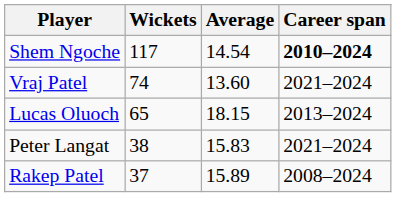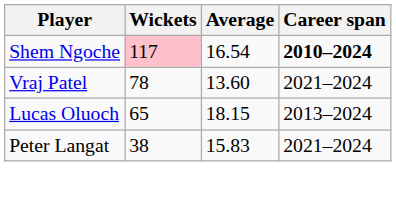(144, 51) no background -> (144, 51) pink background
(228, 51) 14.54 -> (228, 51) 16.54
(139, 82) 74 -> (139, 82) 78
- row: (56, 176)
